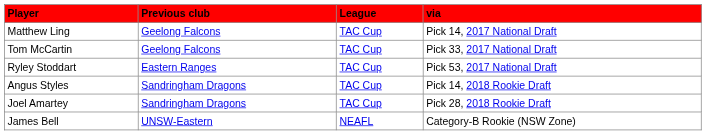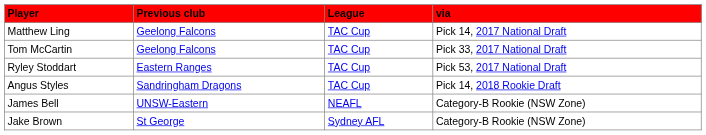- row: (38, 103)
+ row: (35, 121)
